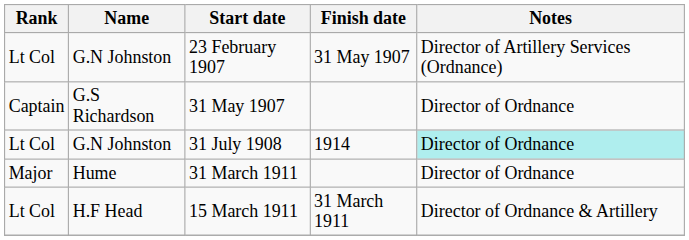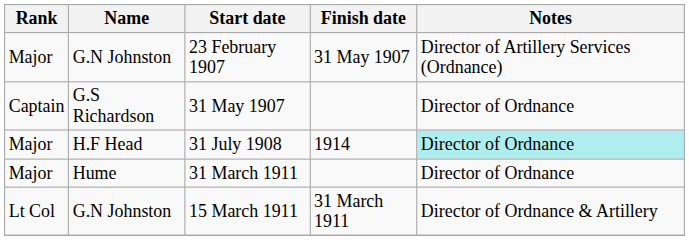(32, 57) Lt Col -> (31, 57) Major
(32, 144) Lt Col -> (31, 144) Major
(122, 144) G.N Johnston -> (108, 144) H.F Head
(108, 211) H.F Head -> (122, 211) G.N Johnston
